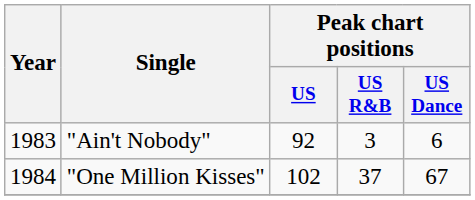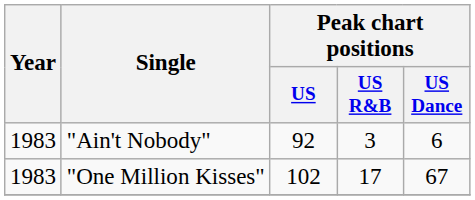(33, 176) 1984 -> (33, 176) 1983
(370, 176) 37 -> (370, 176) 17
